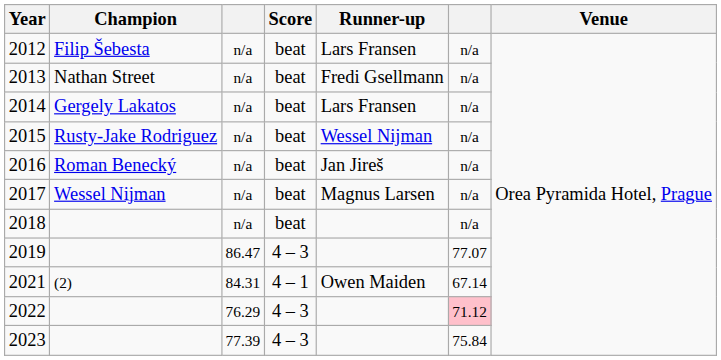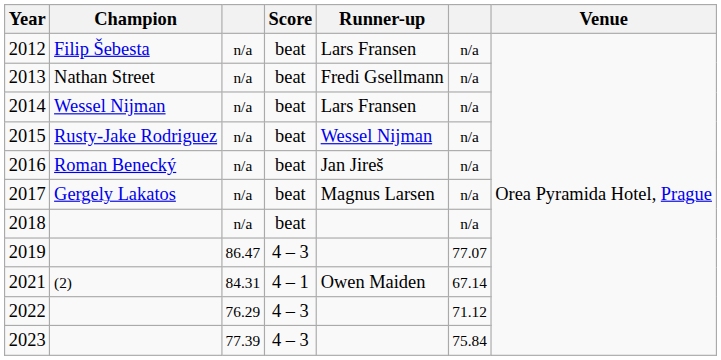(115, 106) Gergely Lakatos -> (110, 106) Wessel Nijman
(110, 194) Wessel Nijman -> (115, 194) Gergely Lakatos
(470, 312) pink background -> (470, 312) no background
